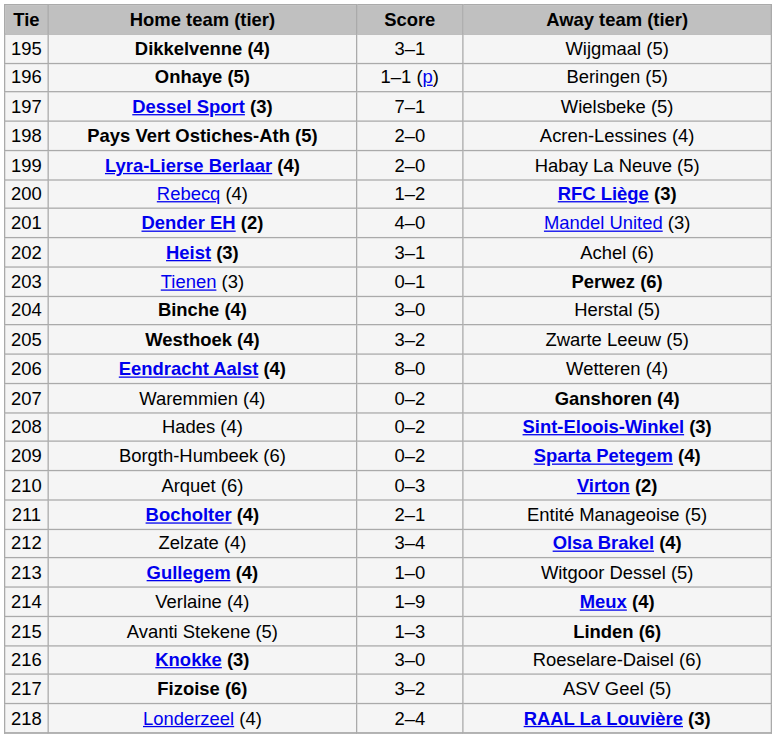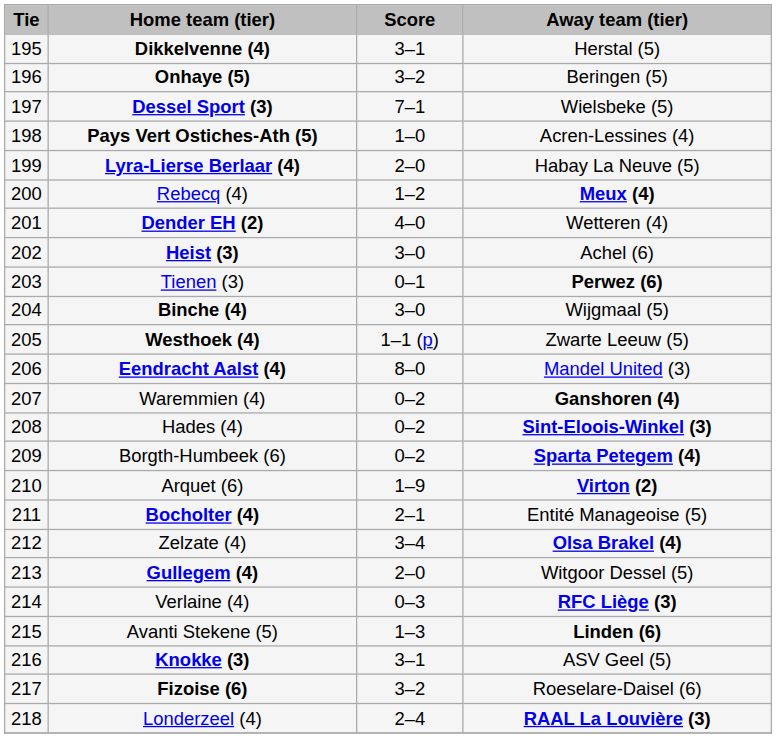(617, 49) Wijgmaal (5) -> (617, 49) Herstal (5)
(410, 78) 1–1 (p) -> (410, 78) 3–2
(410, 136) 2–0 -> (410, 136) 1–0
(617, 194) RFC Liège (3) -> (617, 194) Meux (4)
(617, 223) Mandel United (3) -> (617, 223) Wetteren (4)
(410, 253) 3–1 -> (410, 253) 3–0
(617, 311) Herstal (5) -> (617, 311) Wijgmaal (5)
(410, 340) 3–2 -> (410, 340) 1–1 (p)
(617, 369) Wetteren (4) -> (617, 369) Mandel United (3)
(410, 486) 0–3 -> (410, 486) 1–9
(410, 573) 1–0 -> (410, 573) 2–0
(410, 602) 1–9 -> (410, 602) 0–3
(617, 602) Meux (4) -> (617, 602) RFC Liège (3)
(410, 660) 3–0 -> (410, 660) 3–1
(617, 660) Roeselare-Daisel (6) -> (617, 660) ASV Geel (5)
(617, 689) ASV Geel (5) -> (617, 689) Roeselare-Daisel (6)
